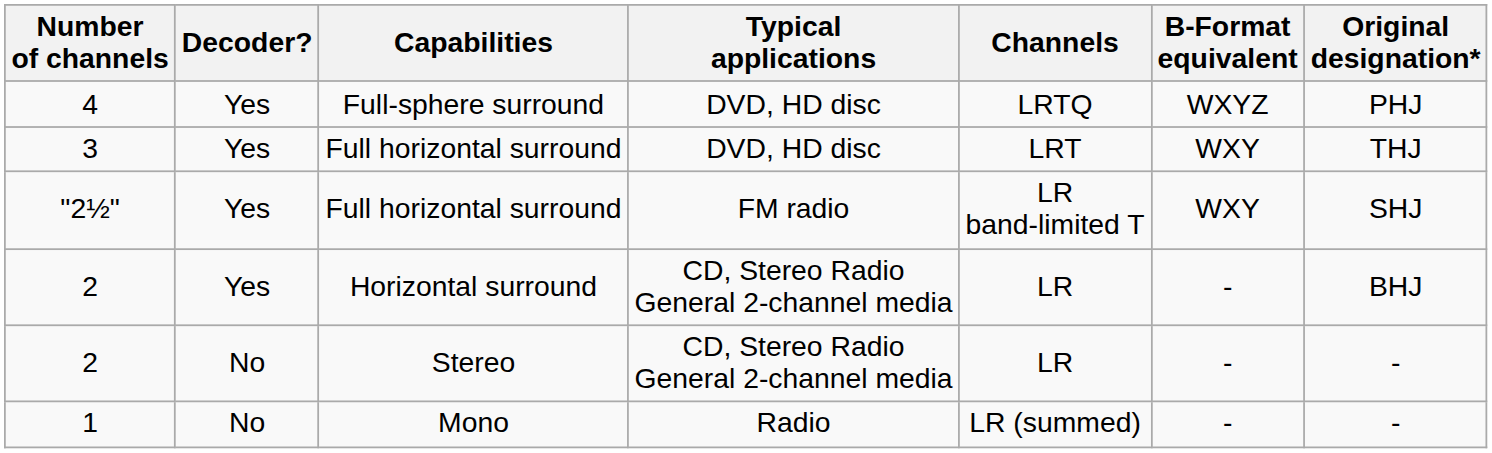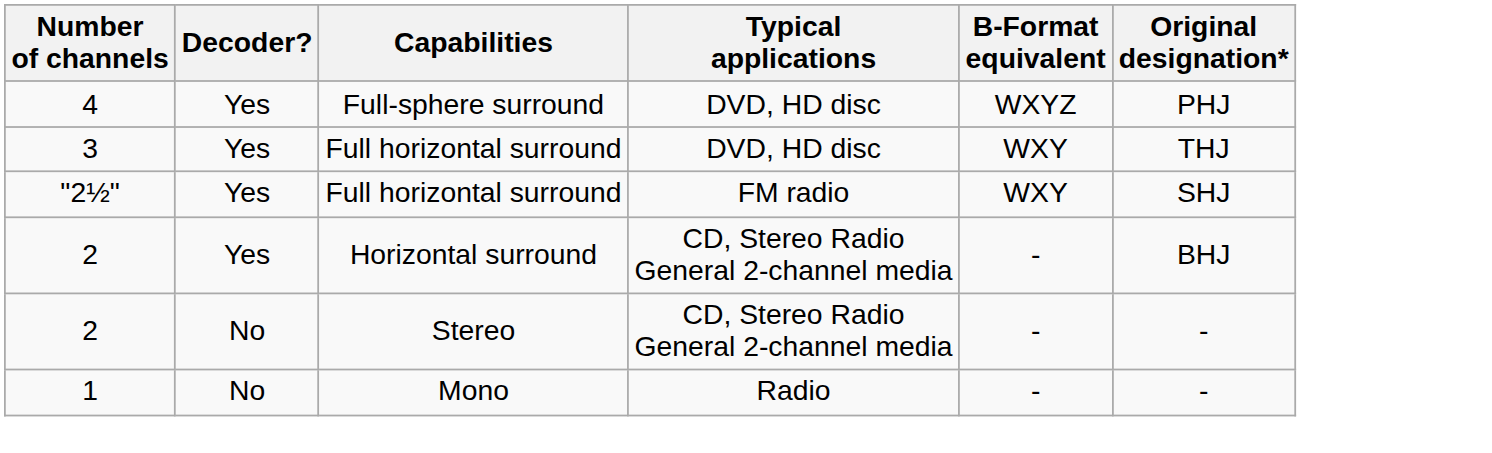- column: (1055, 42)
